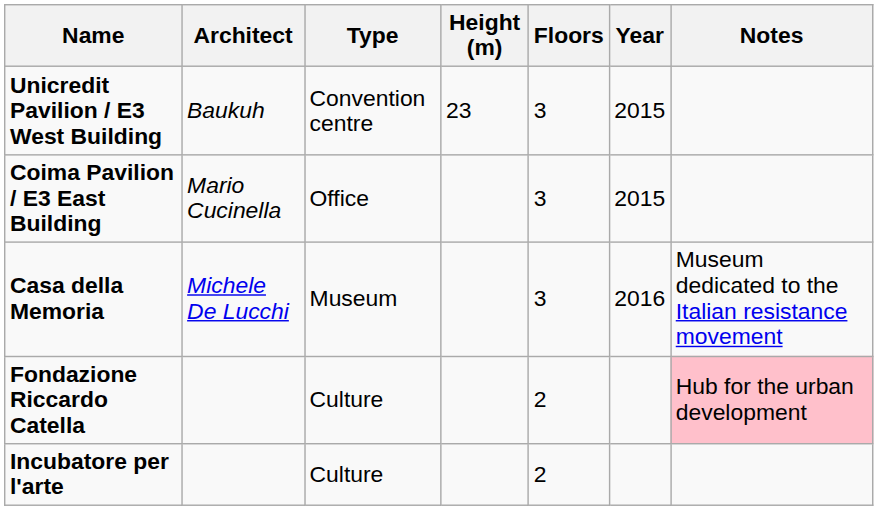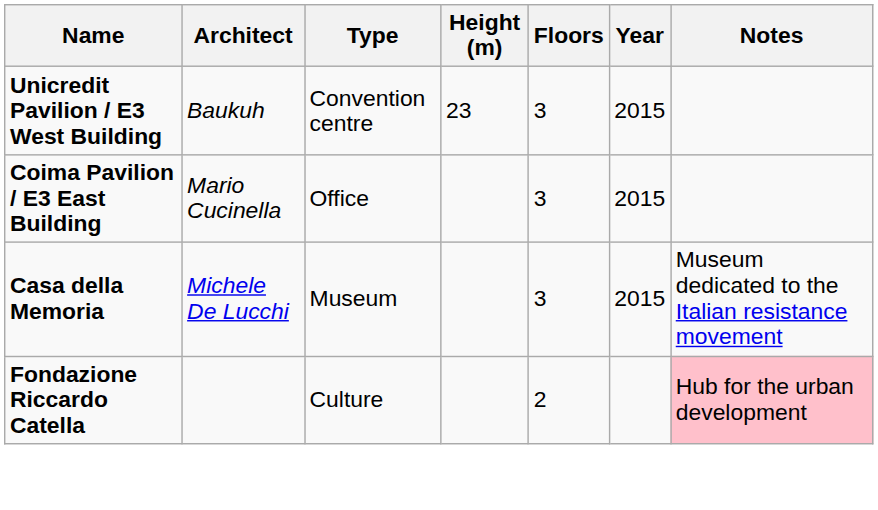(640, 298) 2016 -> (640, 298) 2015
- row: (89, 474)
